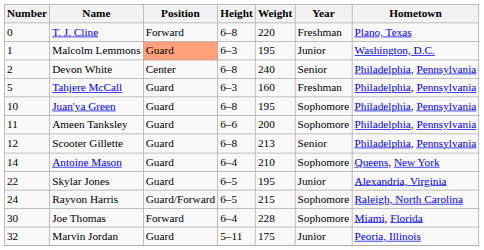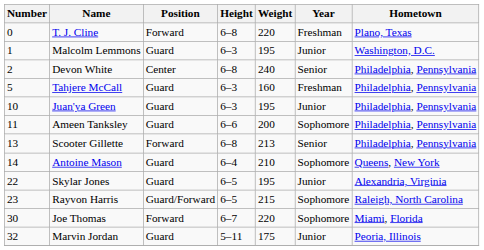(160, 51) lightsalmon background -> (160, 51) no background
(229, 106) 6–8 -> (229, 106) 6–3
(323, 106) Sophomore -> (312, 106) Junior
(13, 143) 12 -> (13, 143) 13
(160, 143) Guard -> (165, 143) Forward
(13, 199) 24 -> (13, 199) 23
(229, 217) 6–4 -> (229, 217) 6–7
(266, 217) 228 -> (266, 217) 220
